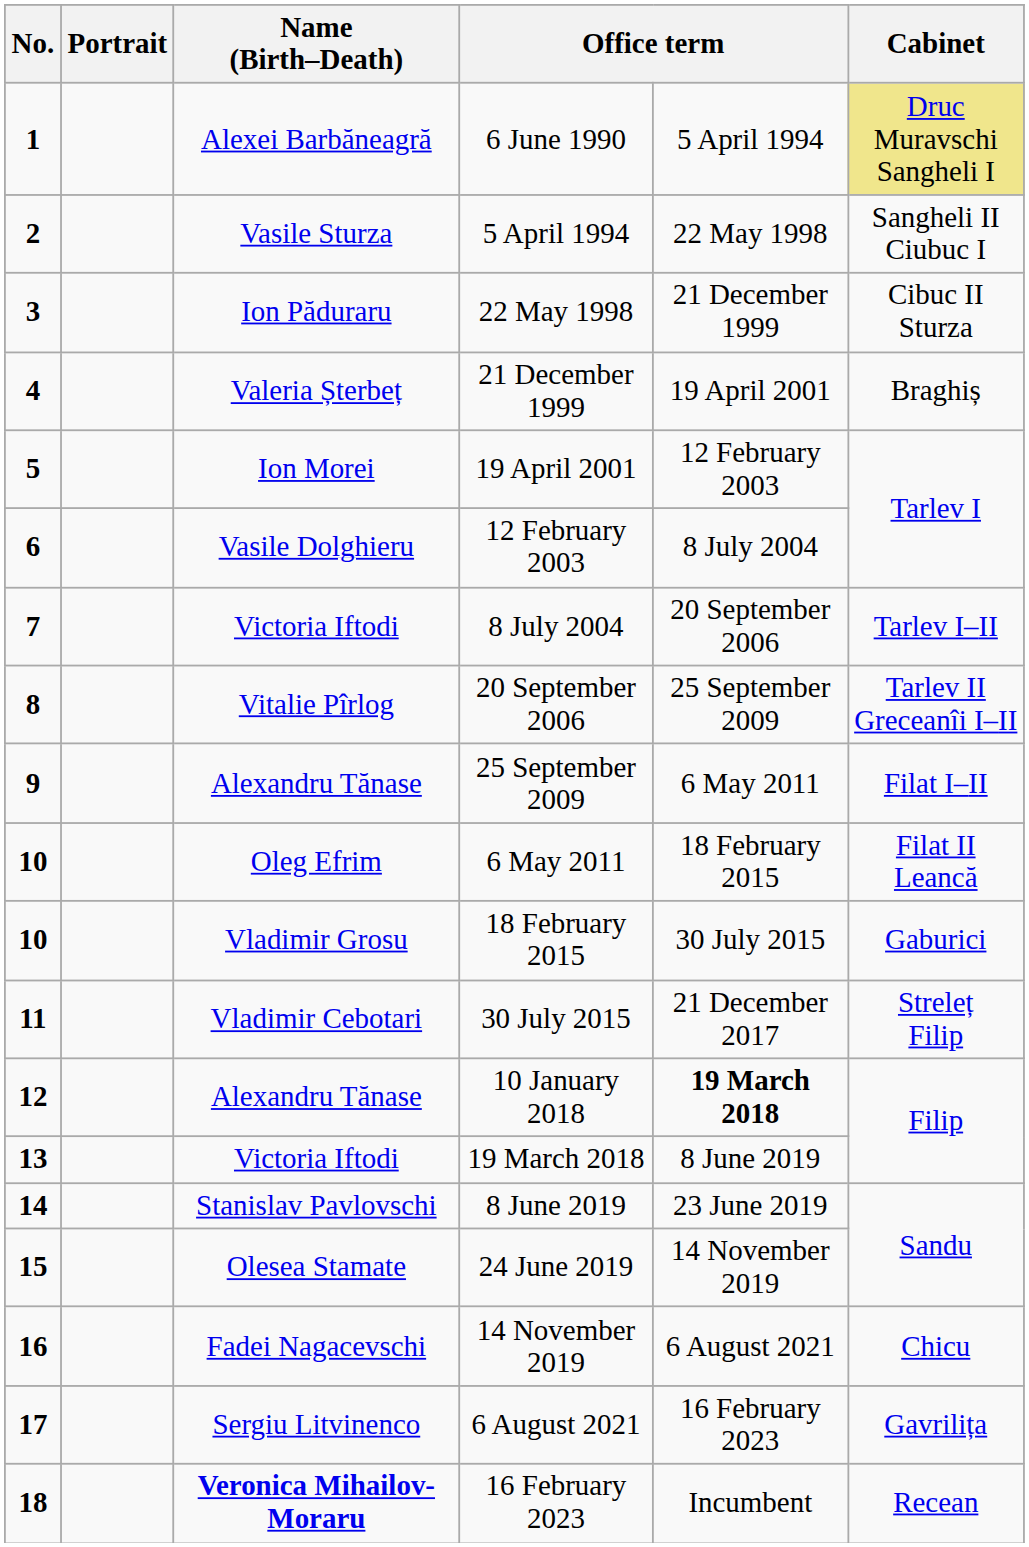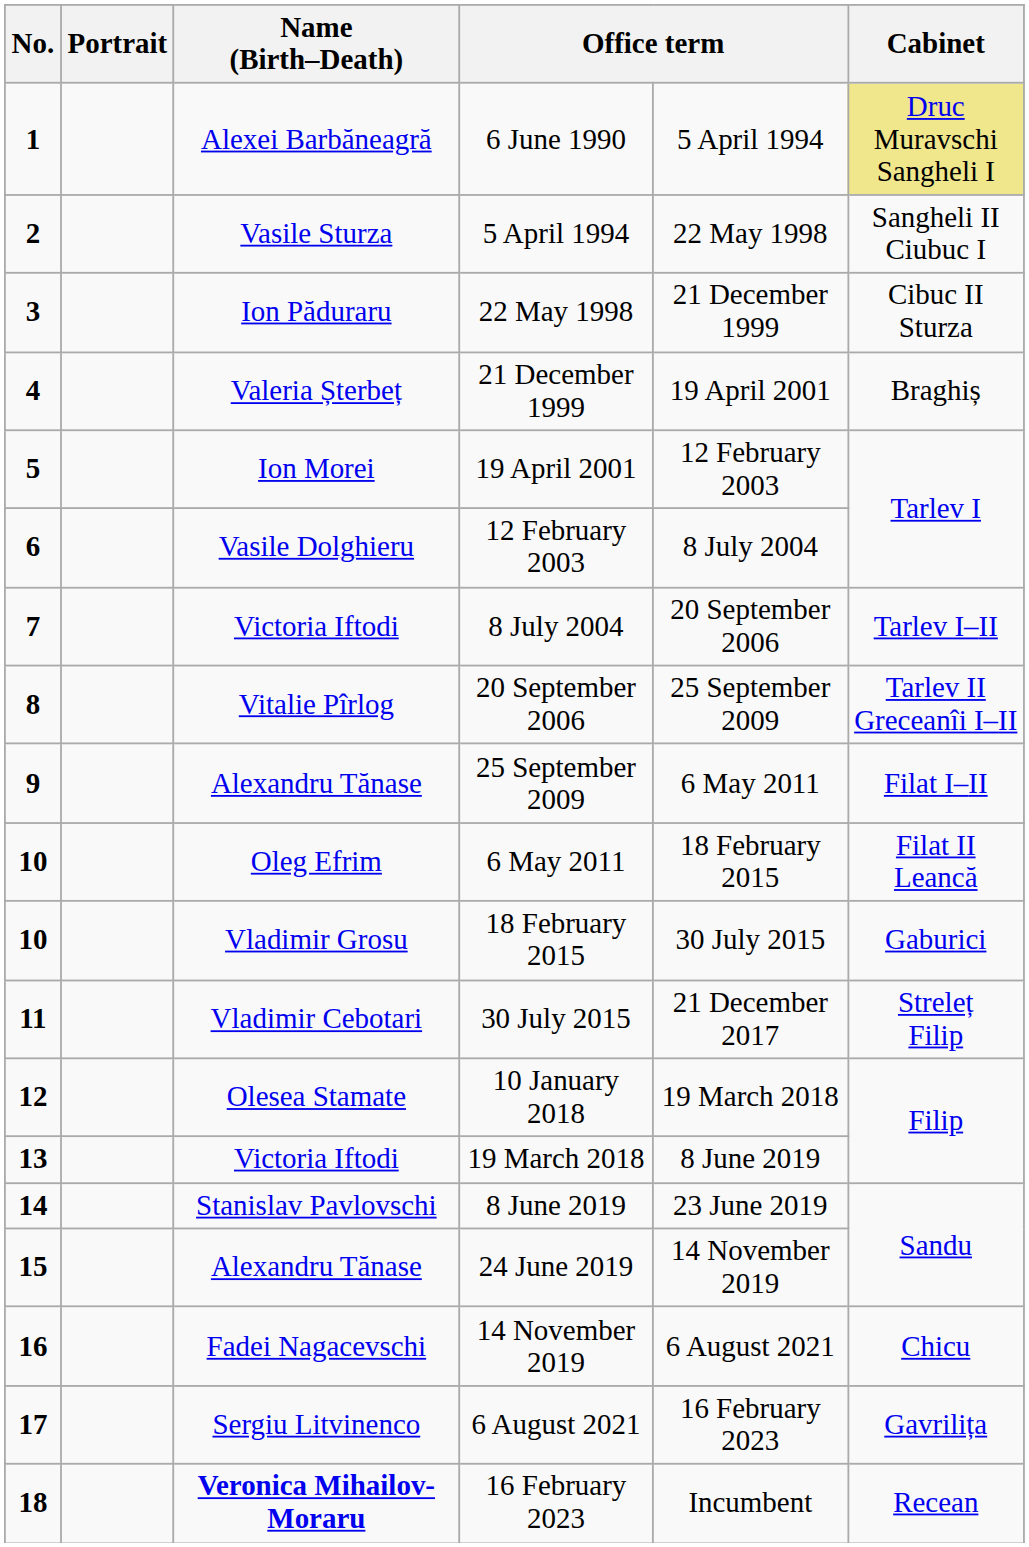(316, 1096) Alexandru Tănase -> (316, 1096) Olesea Stamate
(750, 1096) bold -> (750, 1096) normal
(316, 1267) Olesea Stamate -> (316, 1267) Alexandru Tănase
